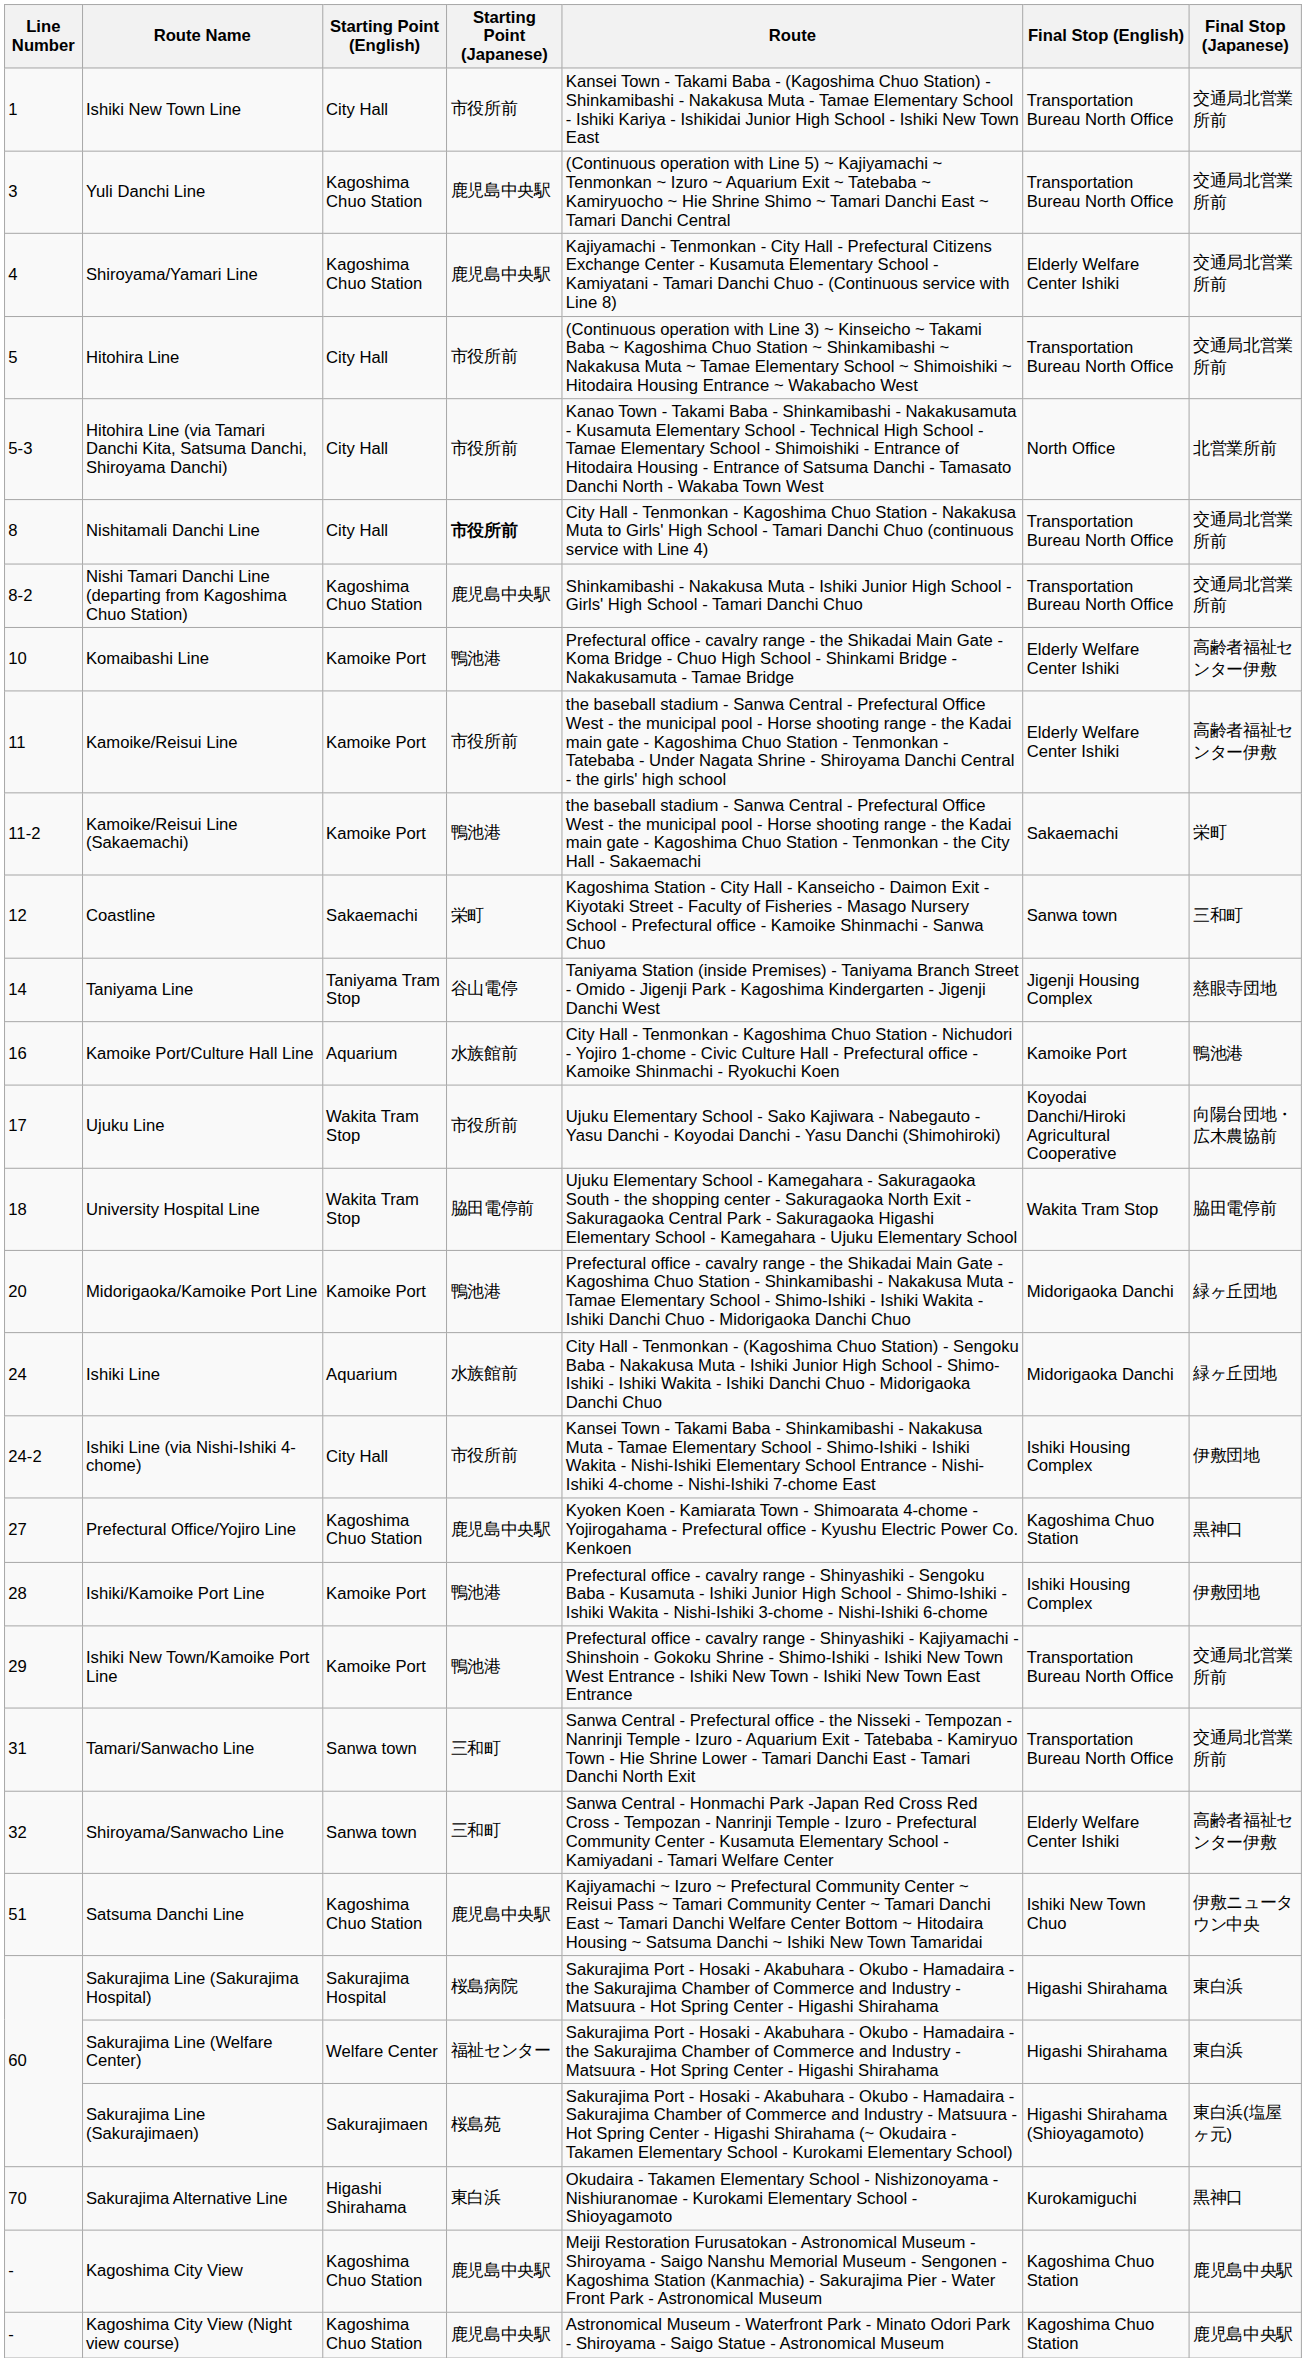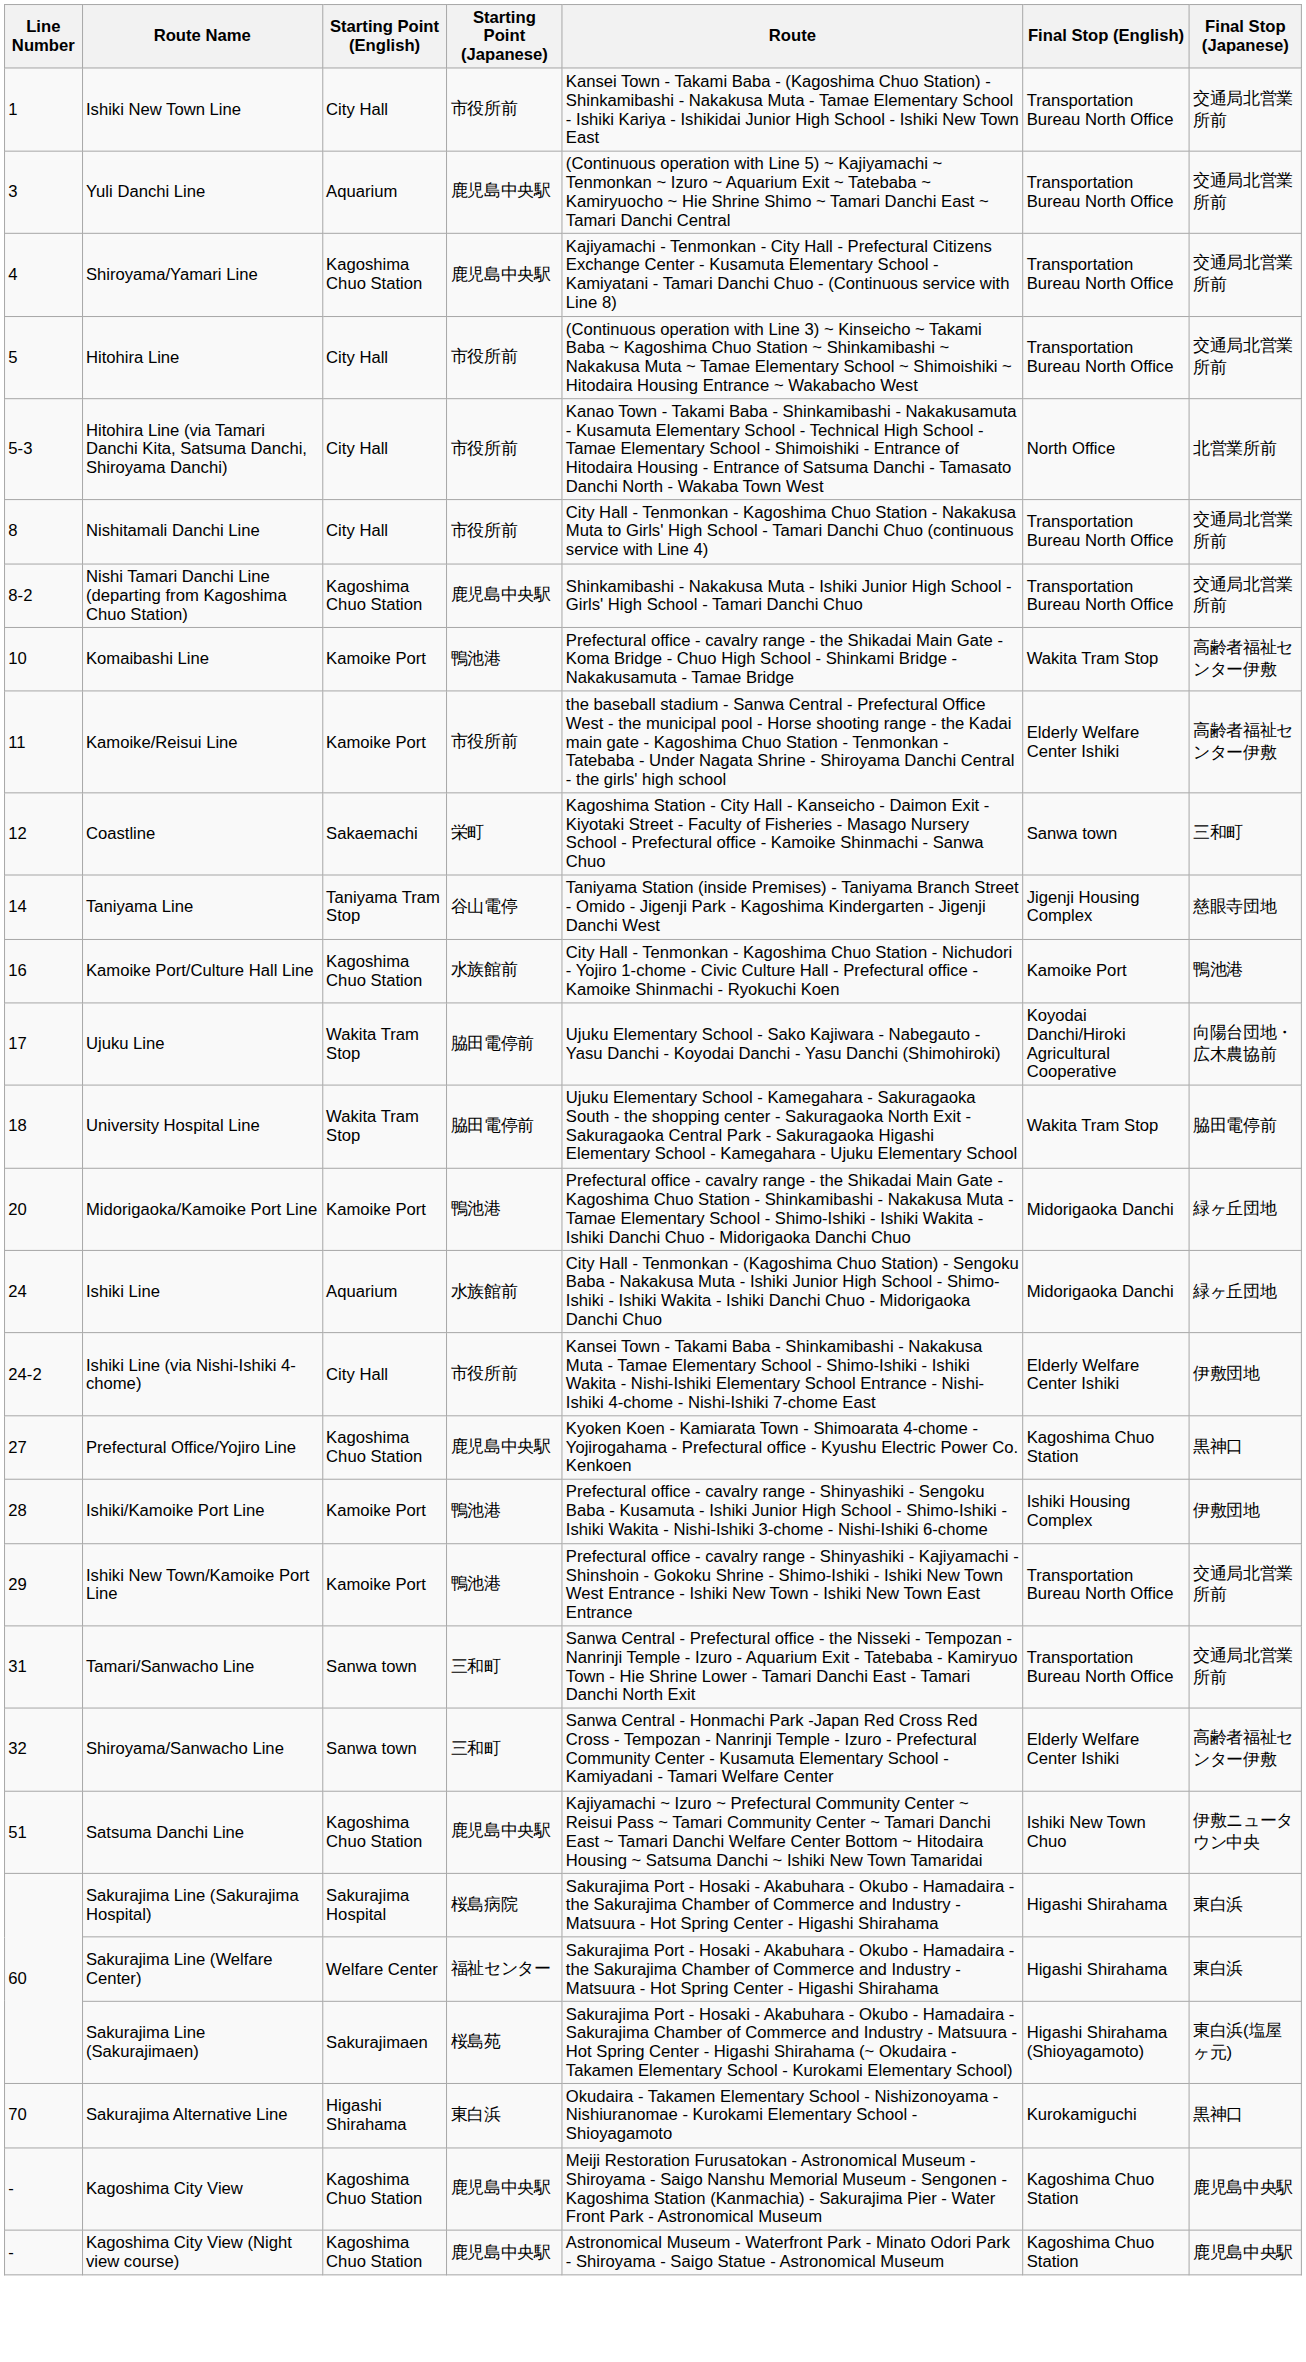(374, 192) Kagoshima Chuo Station -> (362, 192) Aquarium
(1083, 274) Elderly Welfare Center Ishiki -> (1100, 274) Transportation Bureau North Office
(484, 531) bold -> (484, 531) normal
(1083, 659) Elderly Welfare Center Ishiki -> (1092, 659) Wakita Tram Stop
- row: (162, 833)
(362, 1053) Aquarium -> (374, 970) Kagoshima Chuo Station
(484, 1126) 市役所前 -> (492, 1043) 脇田電停前
(1078, 1456) Ishiki Housing Complex -> (1083, 1374) Elderly Welfare Center Ishiki
